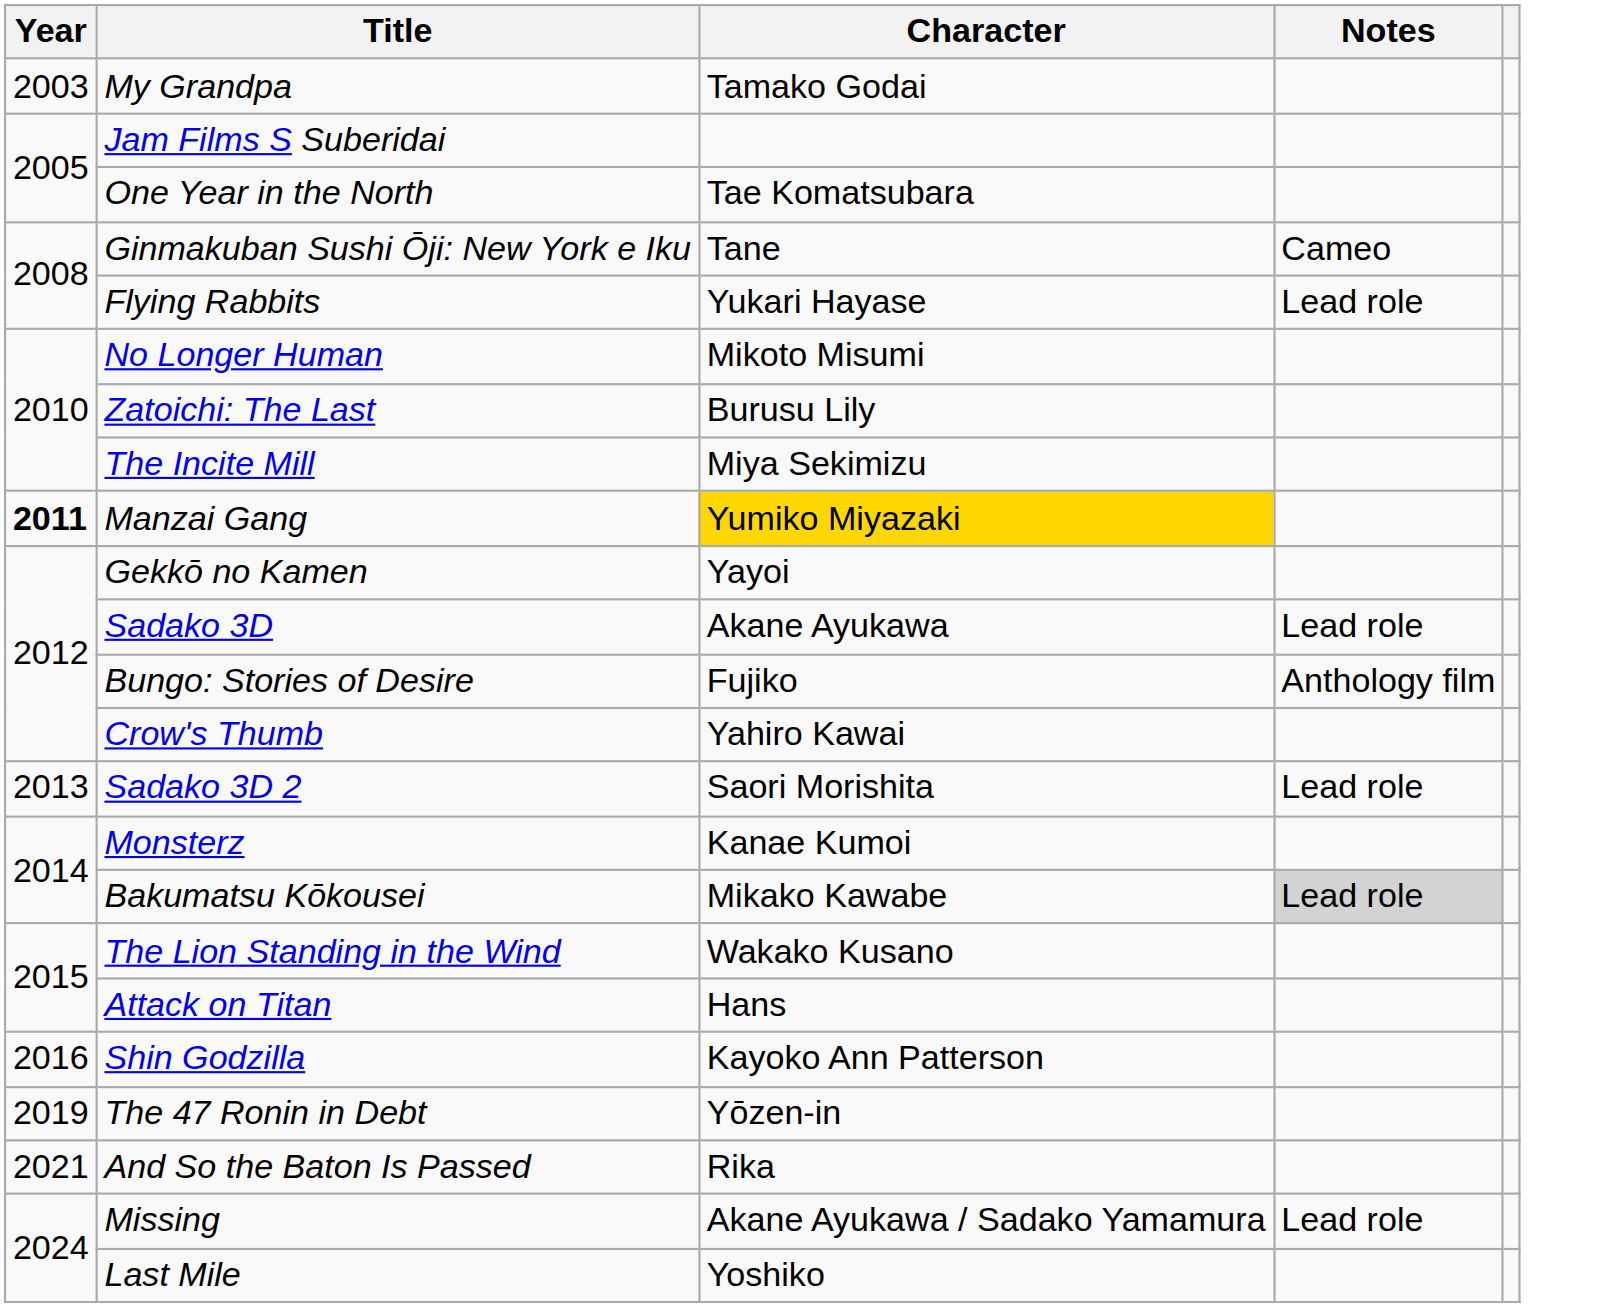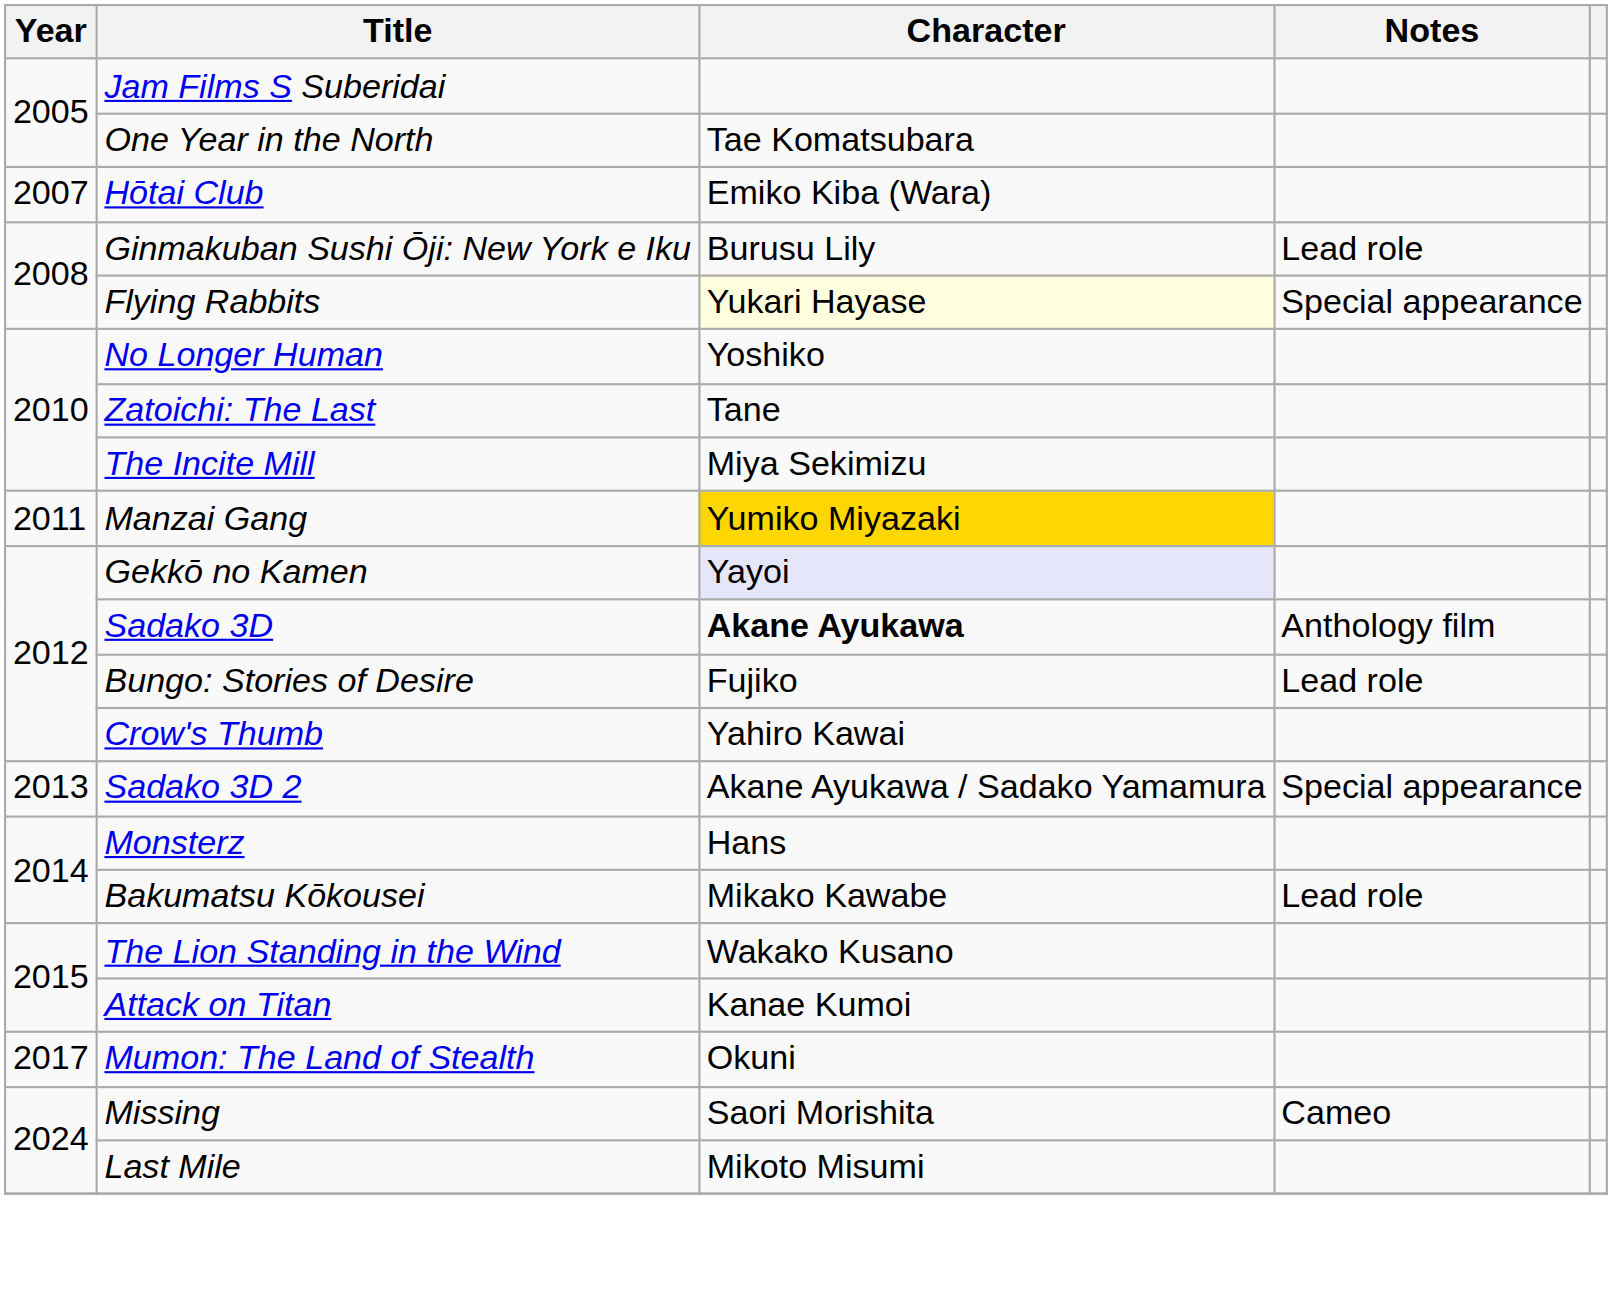- row: (198, 85)
+ row: (184, 193)
(744, 247) Tane -> (791, 247) Burusu Lily
(1336, 247) Cameo -> (1352, 247) Lead role
(817, 301) no background -> (817, 301) lightyellow background
(1352, 301) Lead role -> (1432, 301) Special appearance
(816, 355) Mikoto Misumi -> (766, 355) Yoshiko
(791, 409) Burusu Lily -> (744, 409) Tane
(50, 517) bold -> (50, 517) normal
(748, 572) no background -> (748, 572) lavender background
(828, 626) normal -> (835, 626) bold
(1352, 626) Lead role -> (1388, 626) Anthology film
(1388, 680) Anthology film -> (1352, 680) Lead role
(820, 788) Saori Morishita -> (986, 788) Akane Ayukawa / Sadako Yamamura
(1352, 788) Lead role -> (1432, 788) Special appearance
(809, 842) Kanae Kumoi -> (747, 842) Hans
(1352, 896) lightgrey background -> (1352, 896) no background
(747, 1004) Hans -> (809, 1004) Kanae Kumoi
- row: (205, 1058)
+ row: (319, 1058)
- row: (265, 1112)
- row: (318, 1166)
(986, 1220) Akane Ayukawa / Sadako Yamamura -> (820, 1112) Saori Morishita
(1352, 1220) Lead role -> (1336, 1112) Cameo
(766, 1274) Yoshiko -> (816, 1166) Mikoto Misumi
